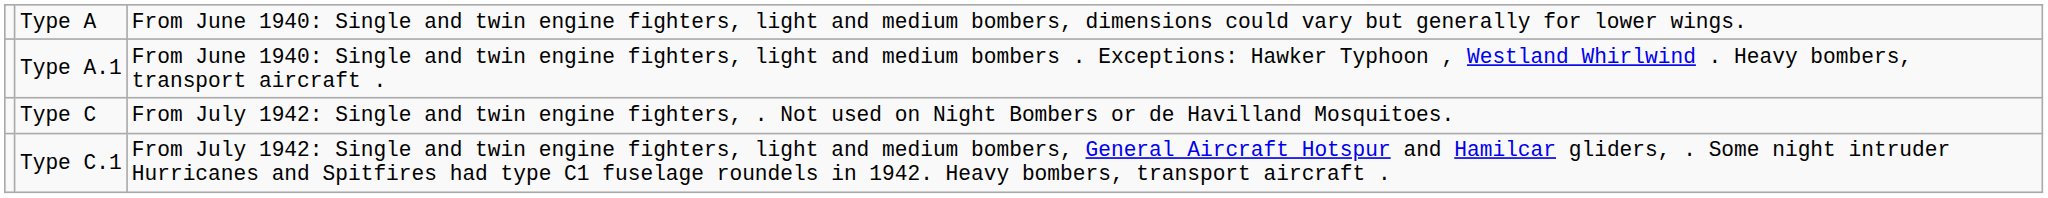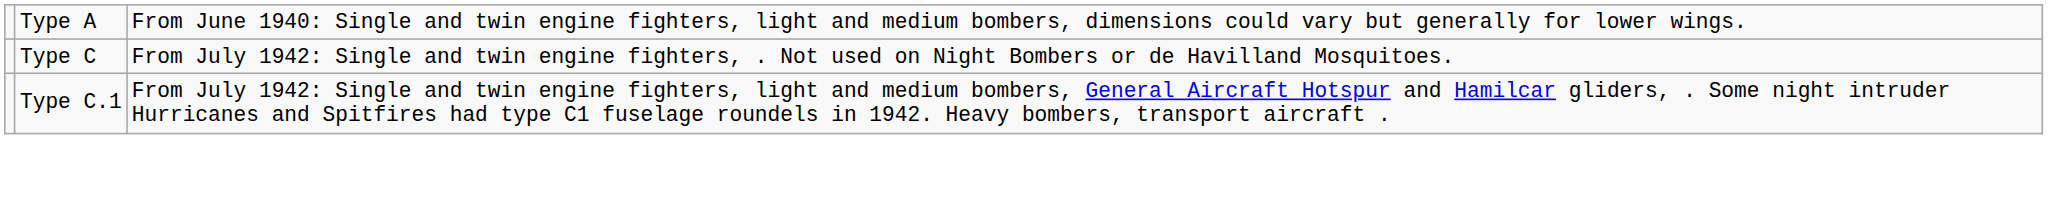- row: (71, 69)
